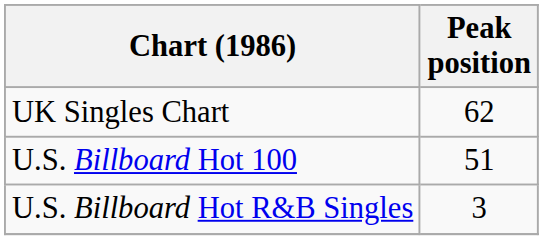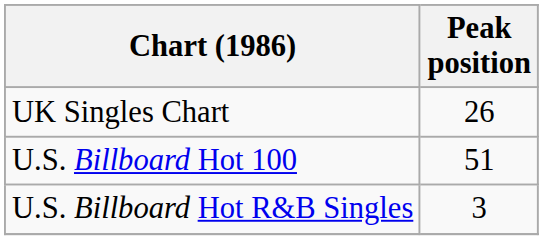(479, 111) 62 -> (479, 111) 26
